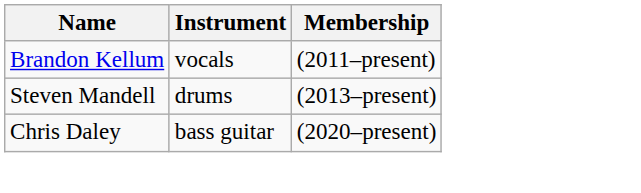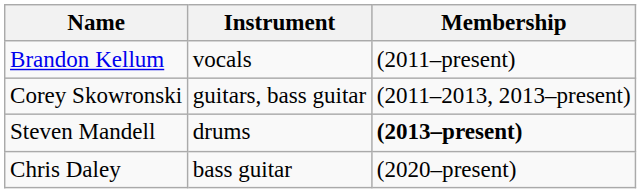+ row: (96, 95)
(367, 95) normal -> (450, 132) bold
